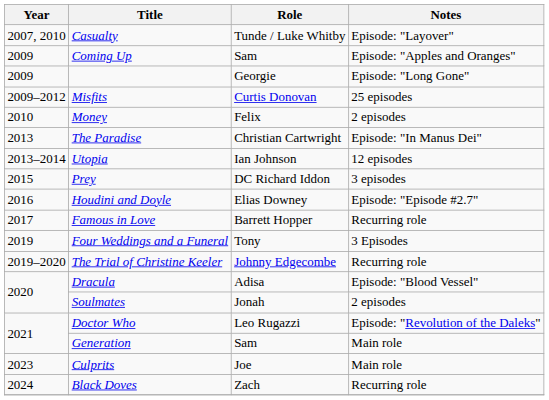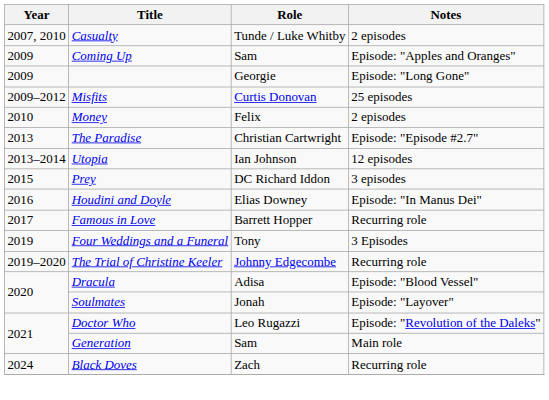(403, 35) Episode: "Layover" -> (379, 35) 2 episodes
(417, 138) Episode: "In Manus Dei" -> (415, 138) Episode: "Episode #2.7"
(415, 199) Episode: "Episode #2.7" -> (417, 199) Episode: "In Manus Dei"
(379, 302) 2 episodes -> (403, 302) Episode: "Layover"
- row: (93, 364)
